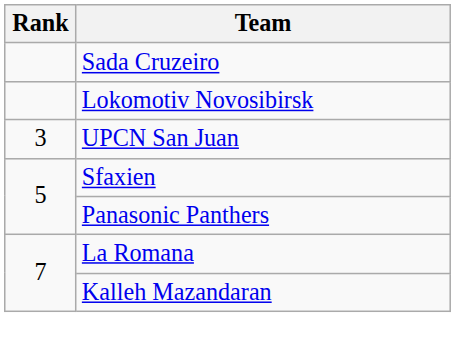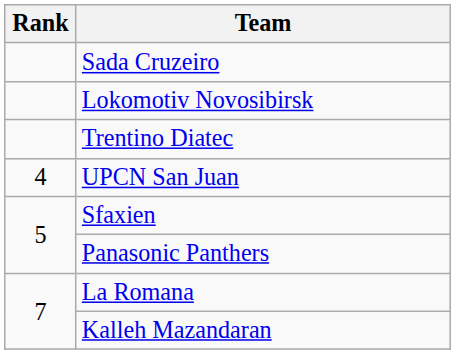+ row: (158, 138)
(41, 138) 3 -> (41, 176) 4
